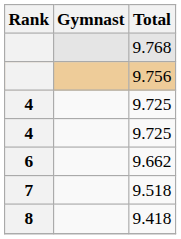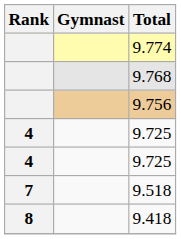+ row: (29, 48)
- row: (29, 161)
